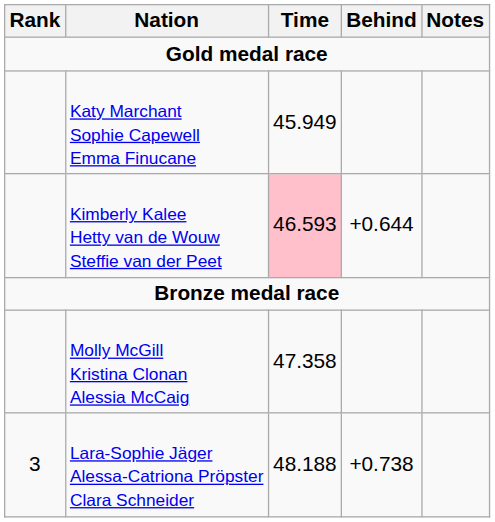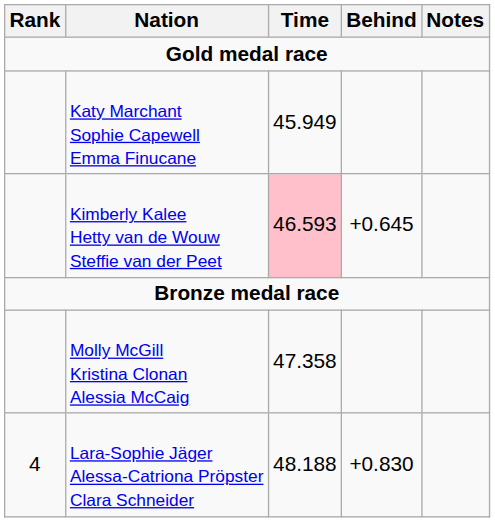(381, 225) +0.644 -> (381, 225) +0.645
(35, 464) 3 -> (35, 464) 4
(381, 464) +0.738 -> (381, 464) +0.830
